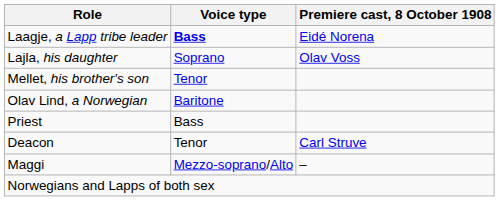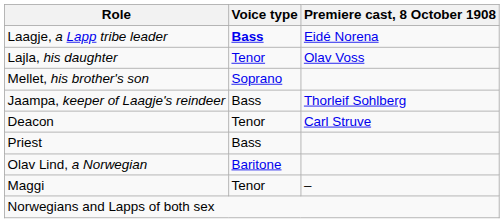(199, 57) Soprano -> (248, 57) Tenor
(190, 79) Tenor -> (257, 79) Soprano
+ row: (116, 100)
rows swapped: (77, 100) <-> (31, 143)
(233, 164) Mezzo-soprano/Alto -> (248, 185) Tenor
